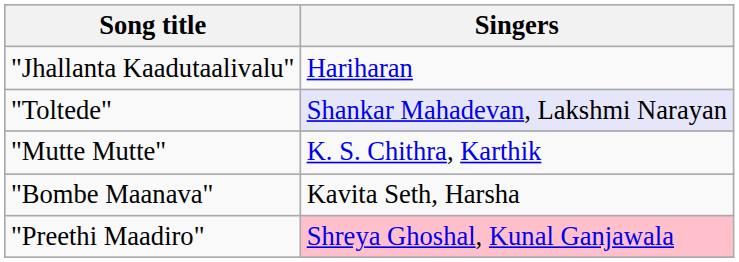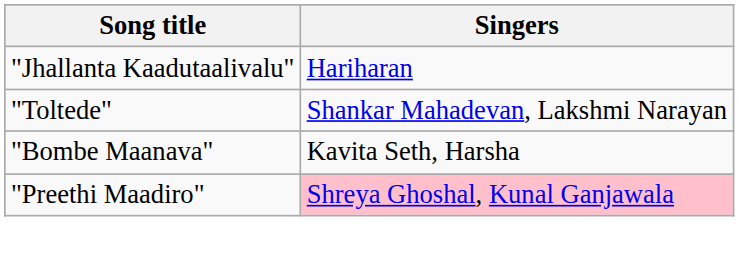(517, 109) lavender background -> (517, 109) no background
- row: (89, 151)
